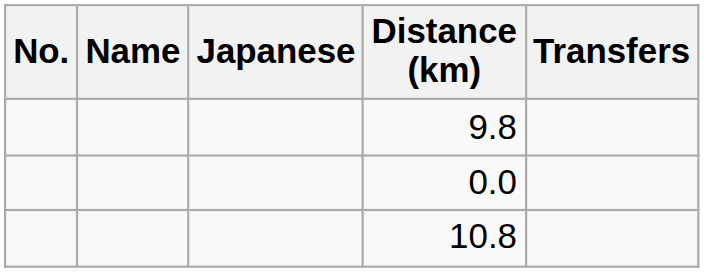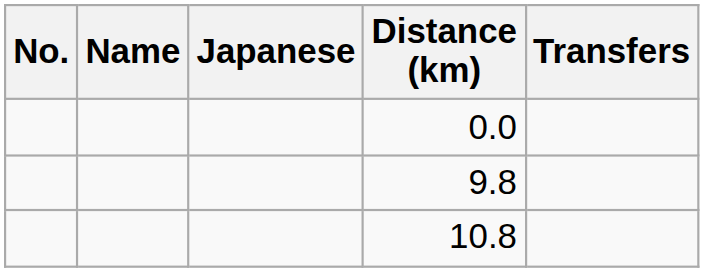rows swapped: (493, 182) <-> (493, 126)
